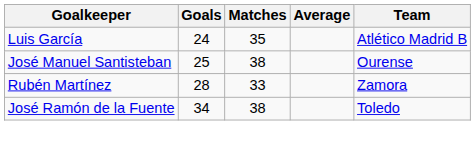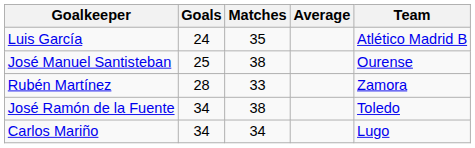+ row: (53, 131)
